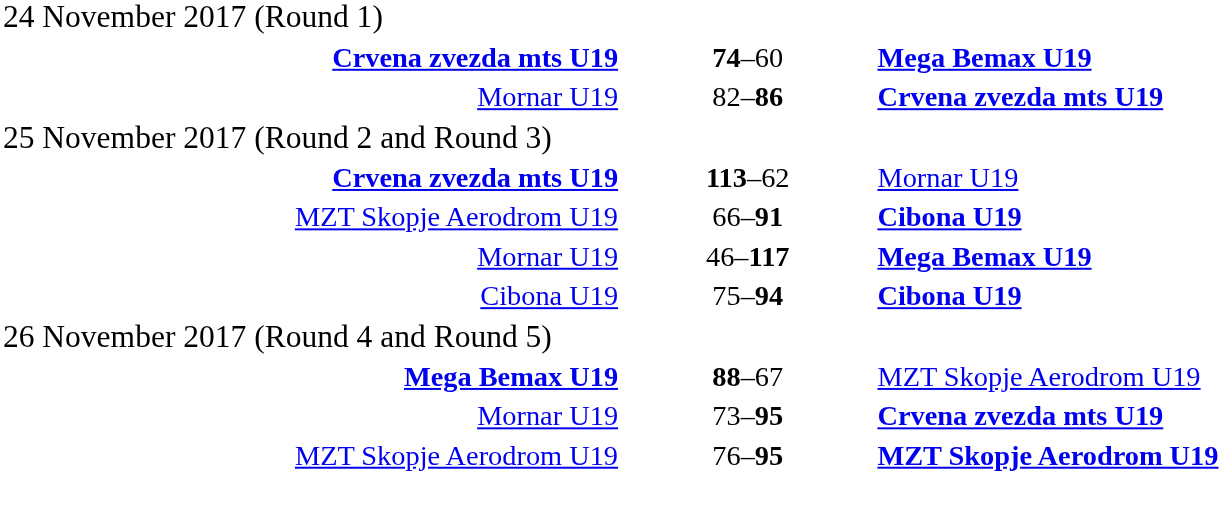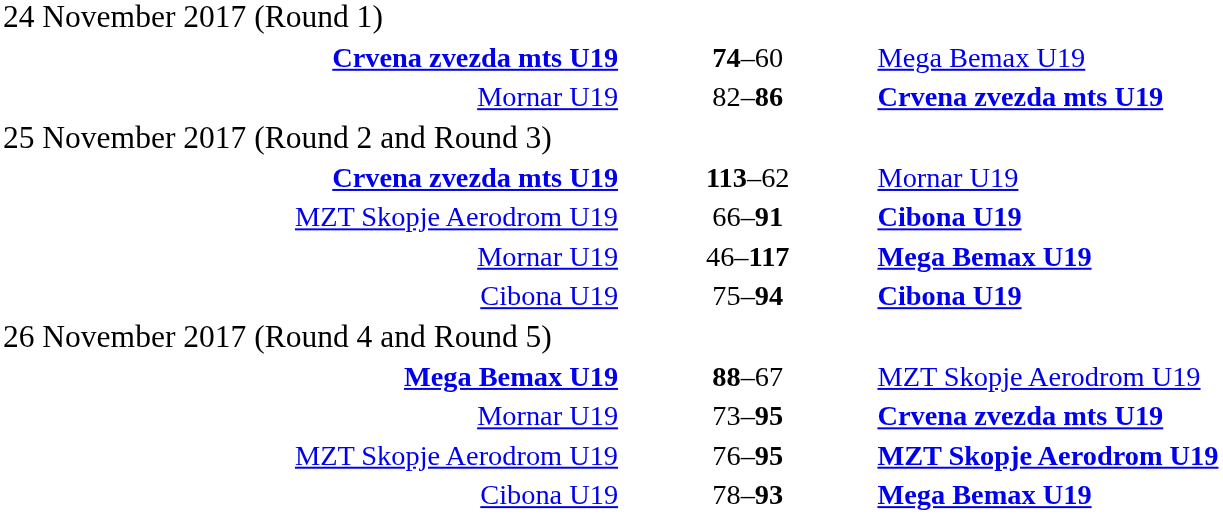(985, 57) bold -> (981, 57) normal
+ row: (549, 494)
